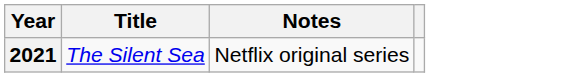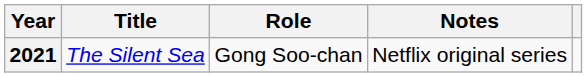+ column: (288, 21)
